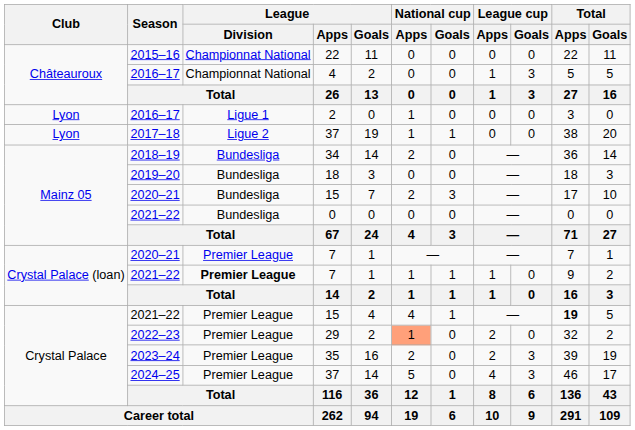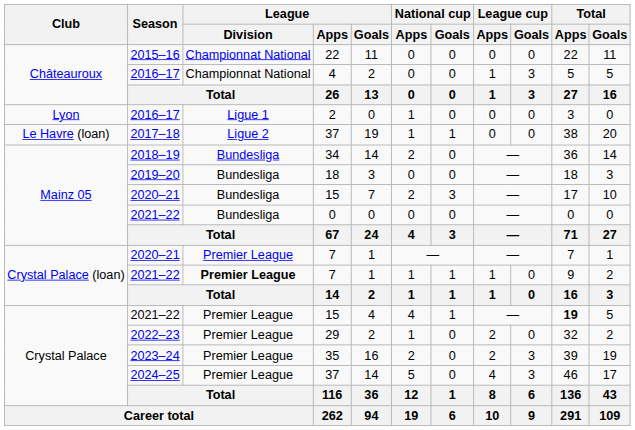(66, 134) Lyon -> (66, 134) Le Havre (loan)
(411, 335) lightsalmon background -> (411, 335) no background
